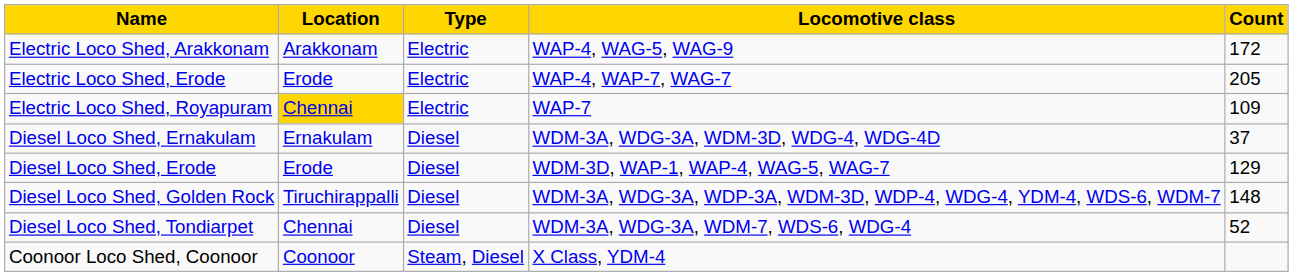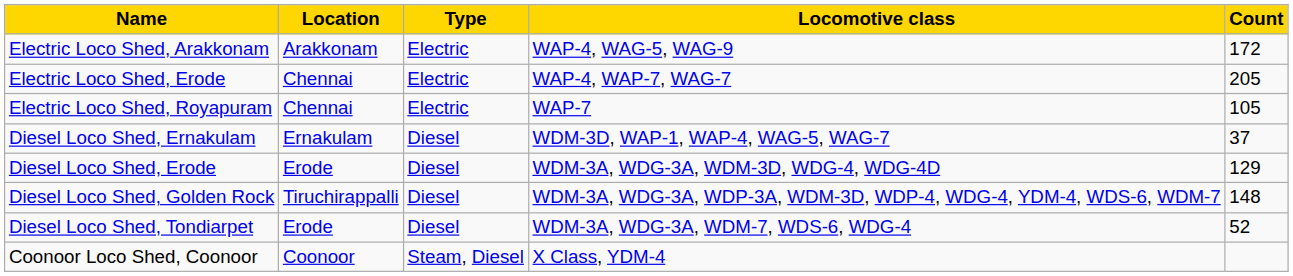(308, 78) Erode -> (318, 78) Chennai
(318, 108) gold background -> (318, 108) no background
(1245, 108) 109 -> (1245, 108) 105
(736, 138) WDM-3A, WDG-3A, WDM-3D, WDG-4, WDG-4D -> (711, 138) WDM-3D, WAP-1, WAP-4, WAG-5, WAG-7
(711, 167) WDM-3D, WAP-1, WAP-4, WAG-5, WAG-7 -> (736, 167) WDM-3A, WDG-3A, WDM-3D, WDG-4, WDG-4D
(318, 227) Chennai -> (308, 227) Erode
